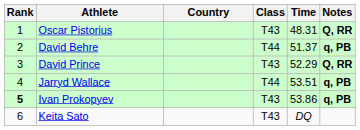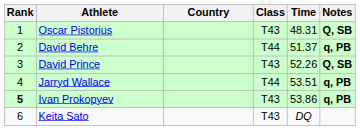(337, 30) Q, RR -> (337, 30) Q, SB
(304, 64) 52.29 -> (304, 64) 52.26
(337, 64) Q, RR -> (337, 64) Q, SB
